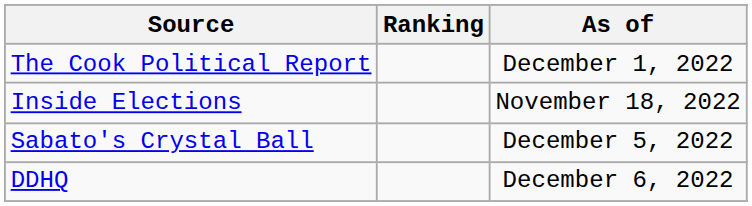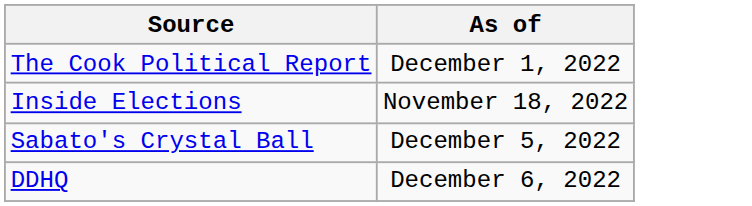- column: (433, 25)
